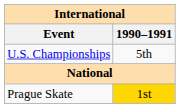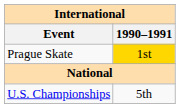rows swapped: (40, 93) <-> (59, 53)
